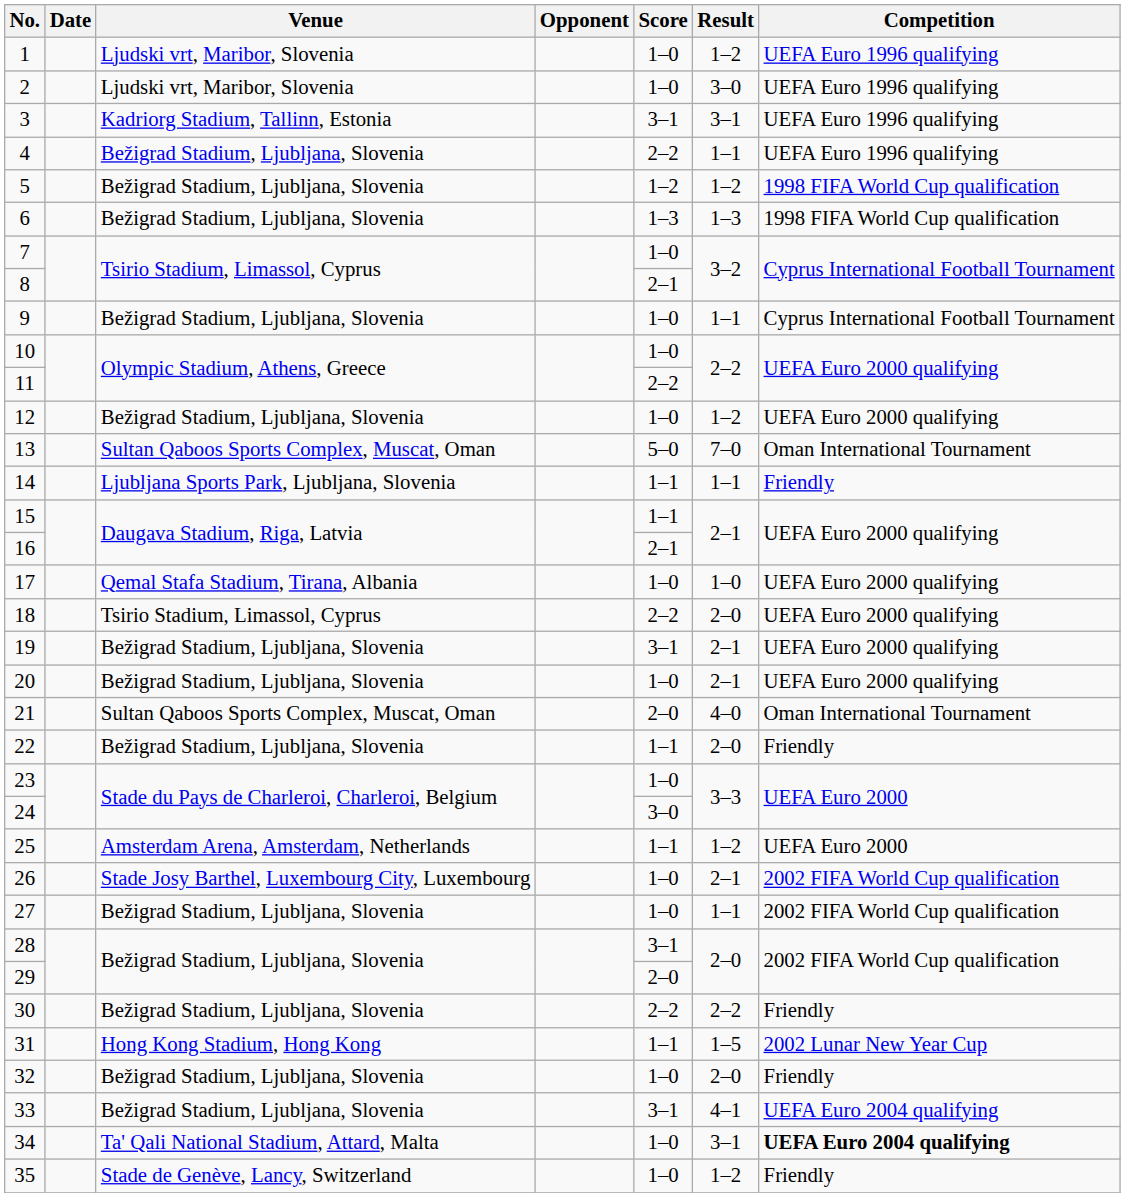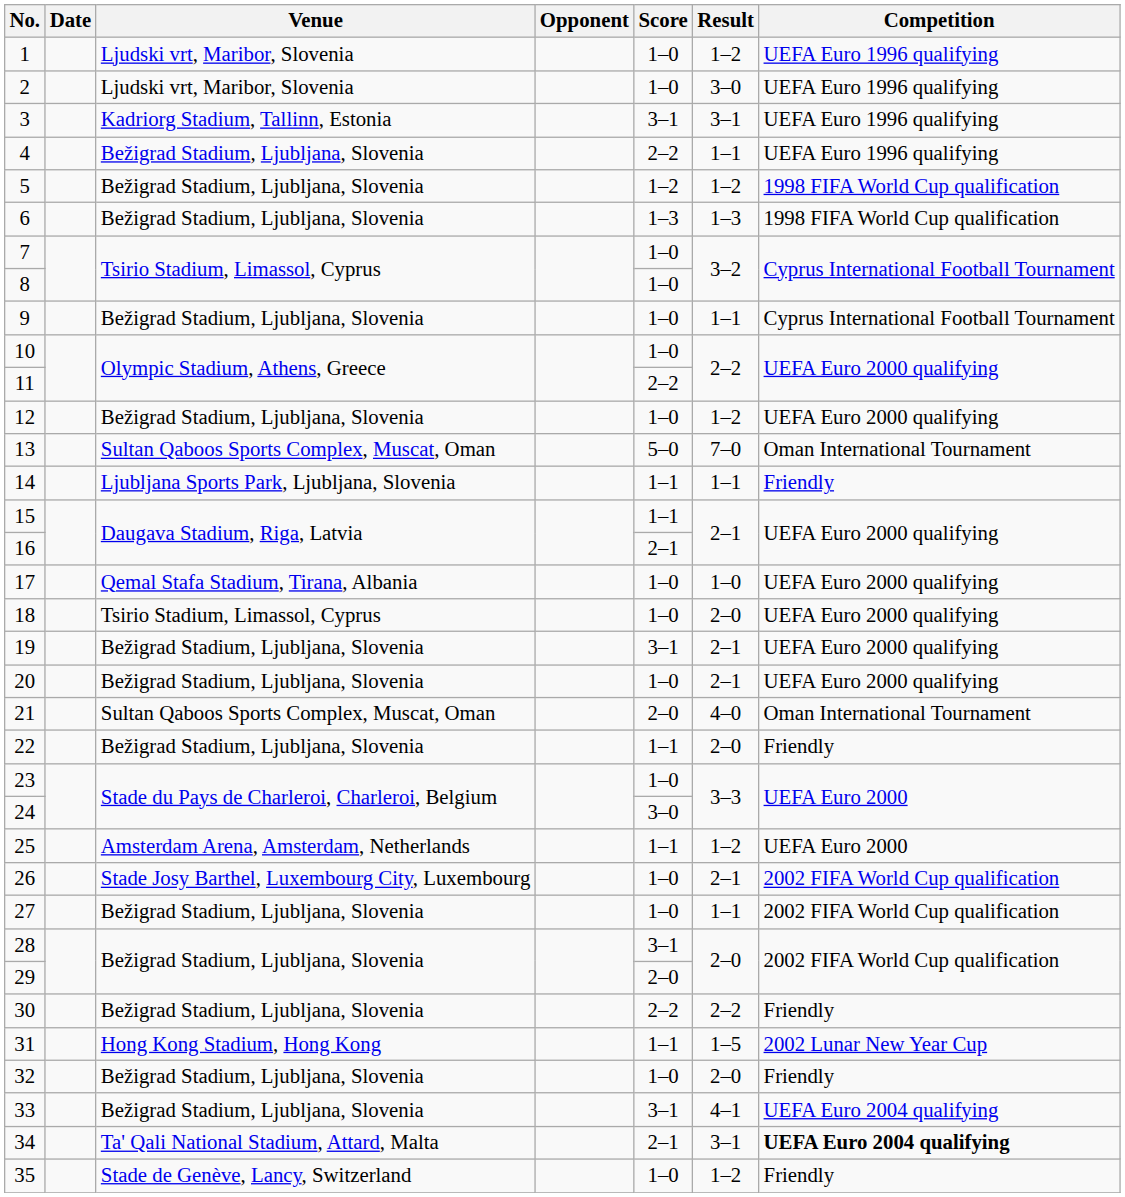(663, 284) 2–1 -> (663, 284) 1–0
(663, 614) 2–2 -> (663, 614) 1–0
(663, 1142) 1–0 -> (663, 1142) 2–1
